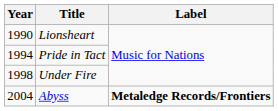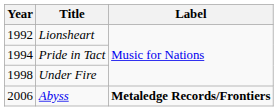(20, 34) 1990 -> (20, 34) 1992
(20, 95) 2004 -> (20, 95) 2006
